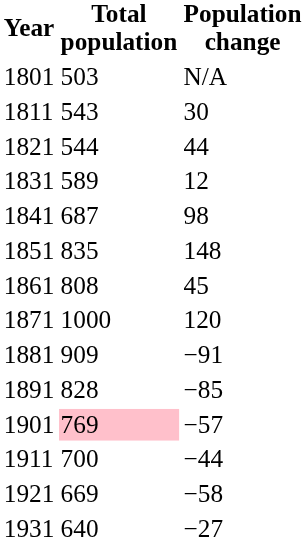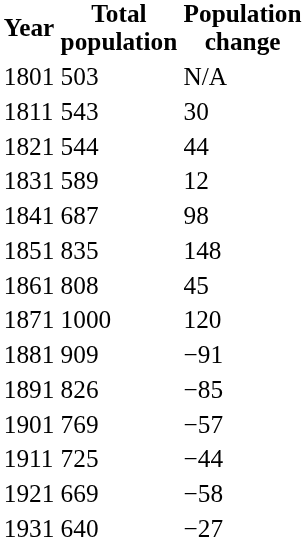(80, 389) 828 -> (80, 389) 826
(80, 424) pink background -> (80, 424) no background
(80, 459) 700 -> (80, 459) 725
